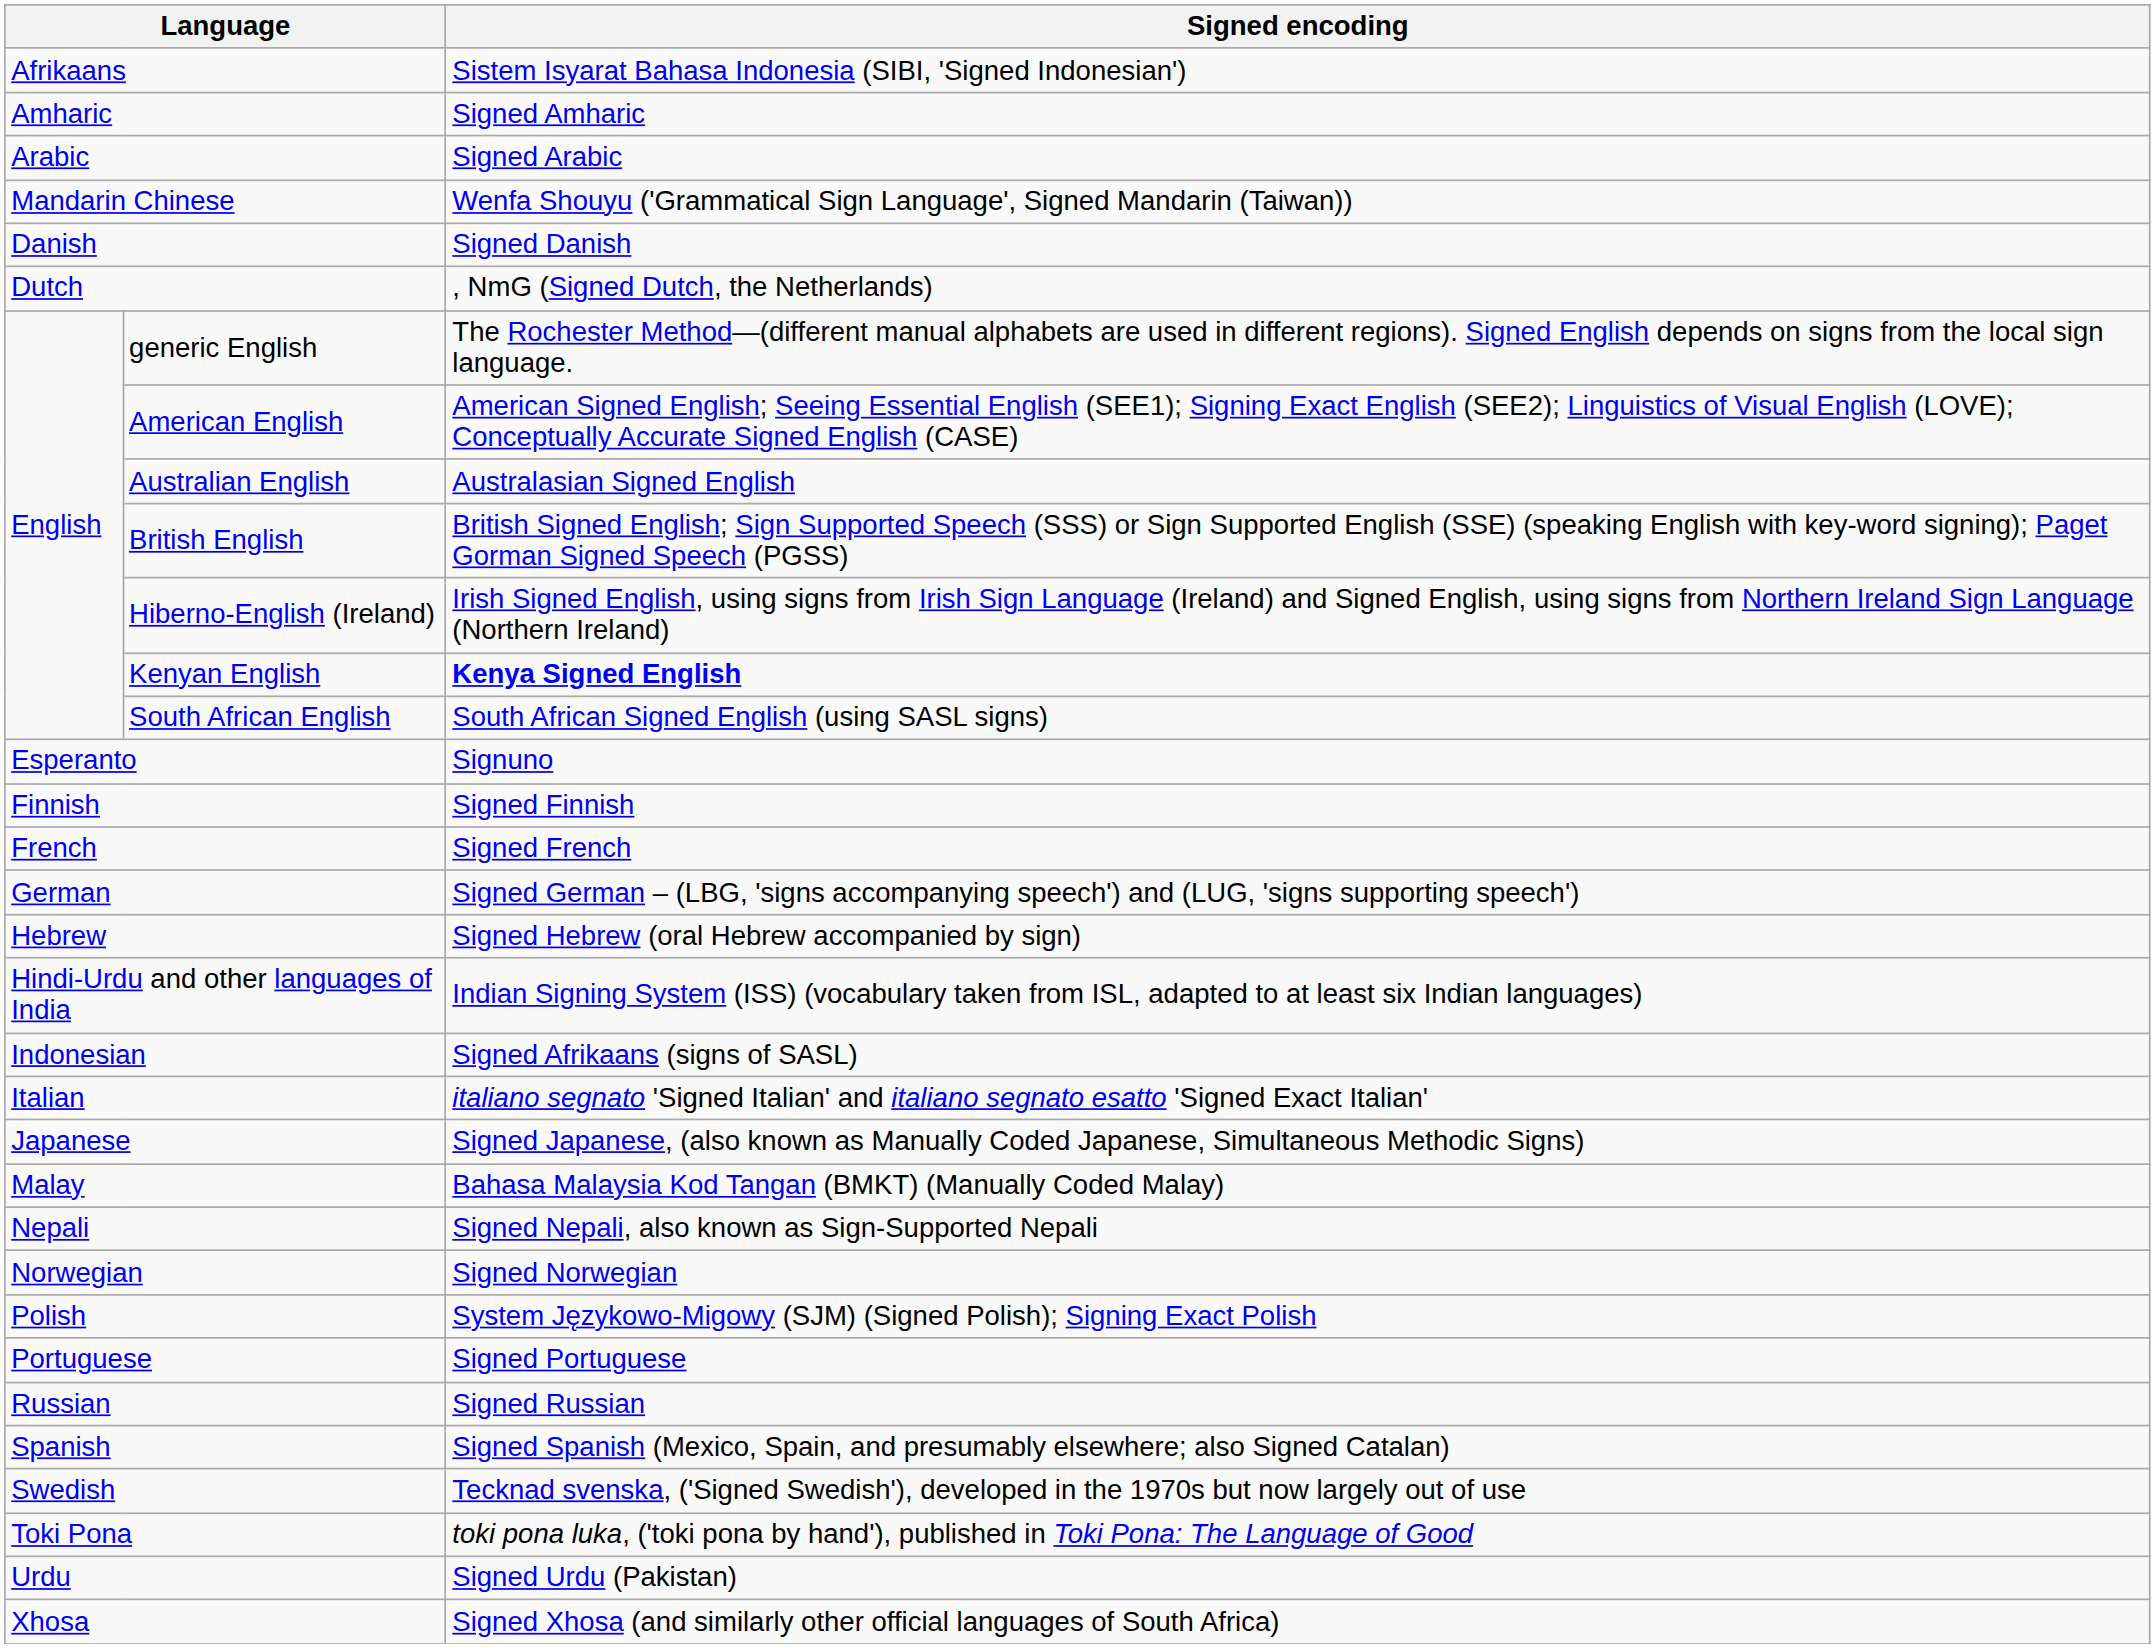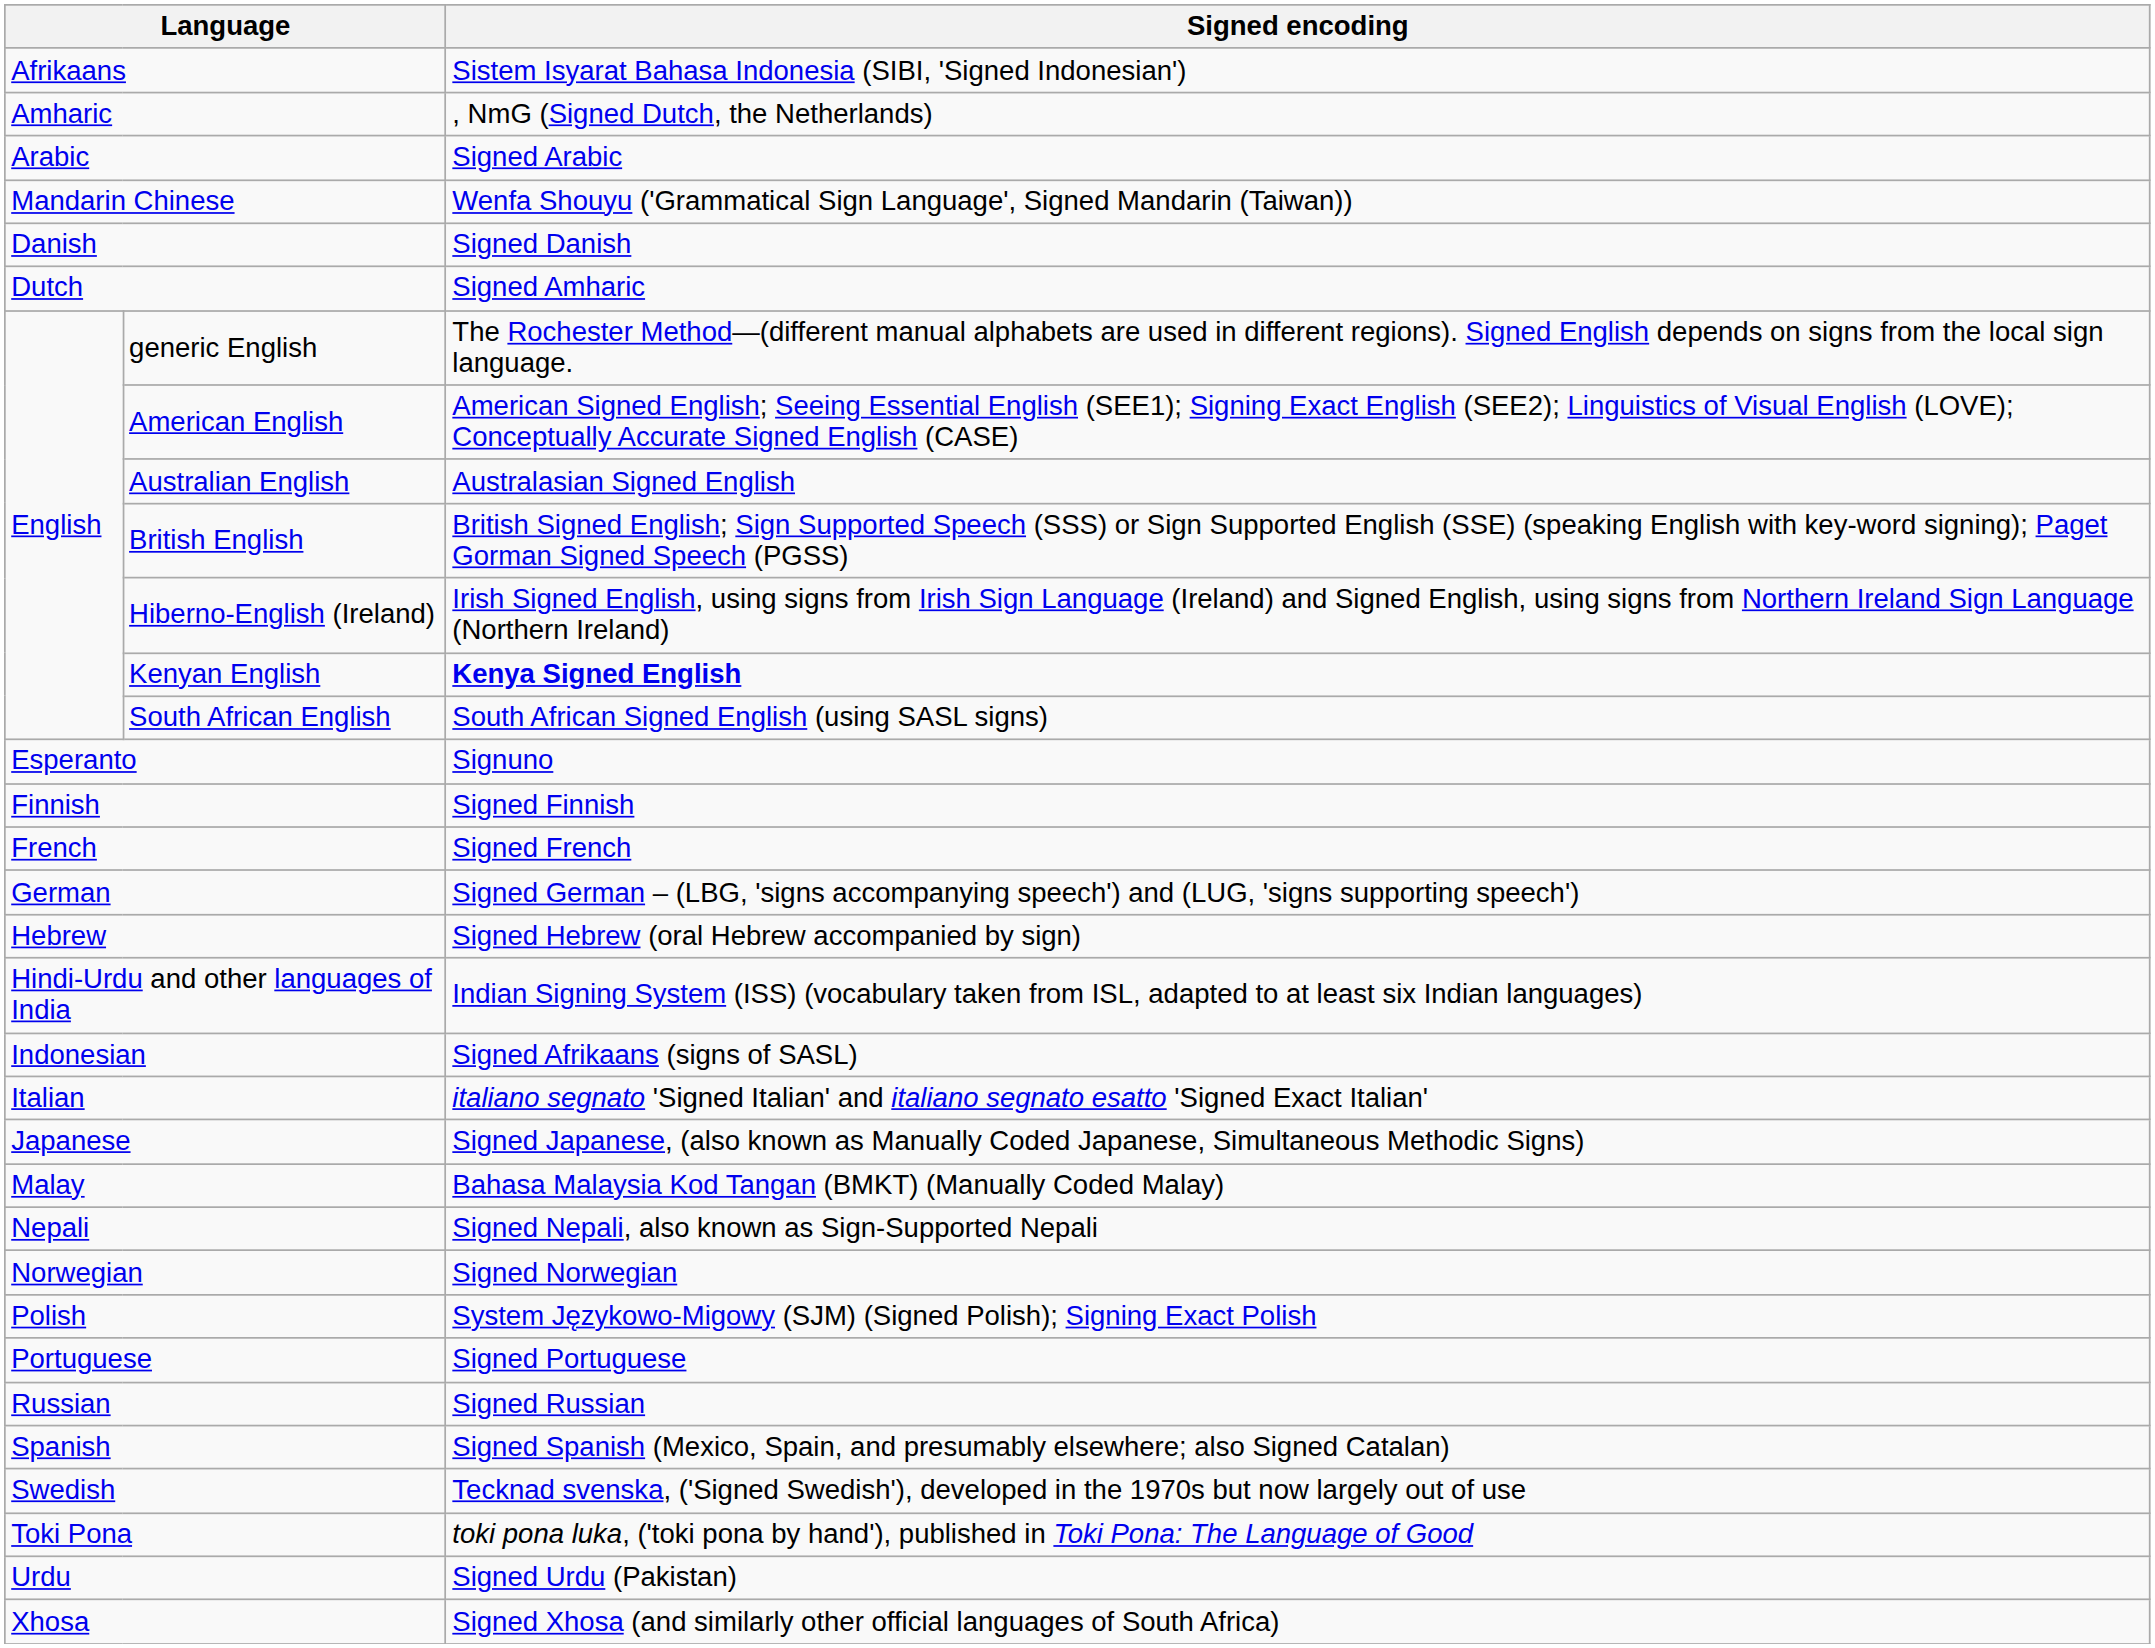(549, 113) Signed Amharic -> (692, 113) , NmG (Signed Dutch, the Netherlands)
(692, 288) , NmG (Signed Dutch, the Netherlands) -> (549, 288) Signed Amharic
